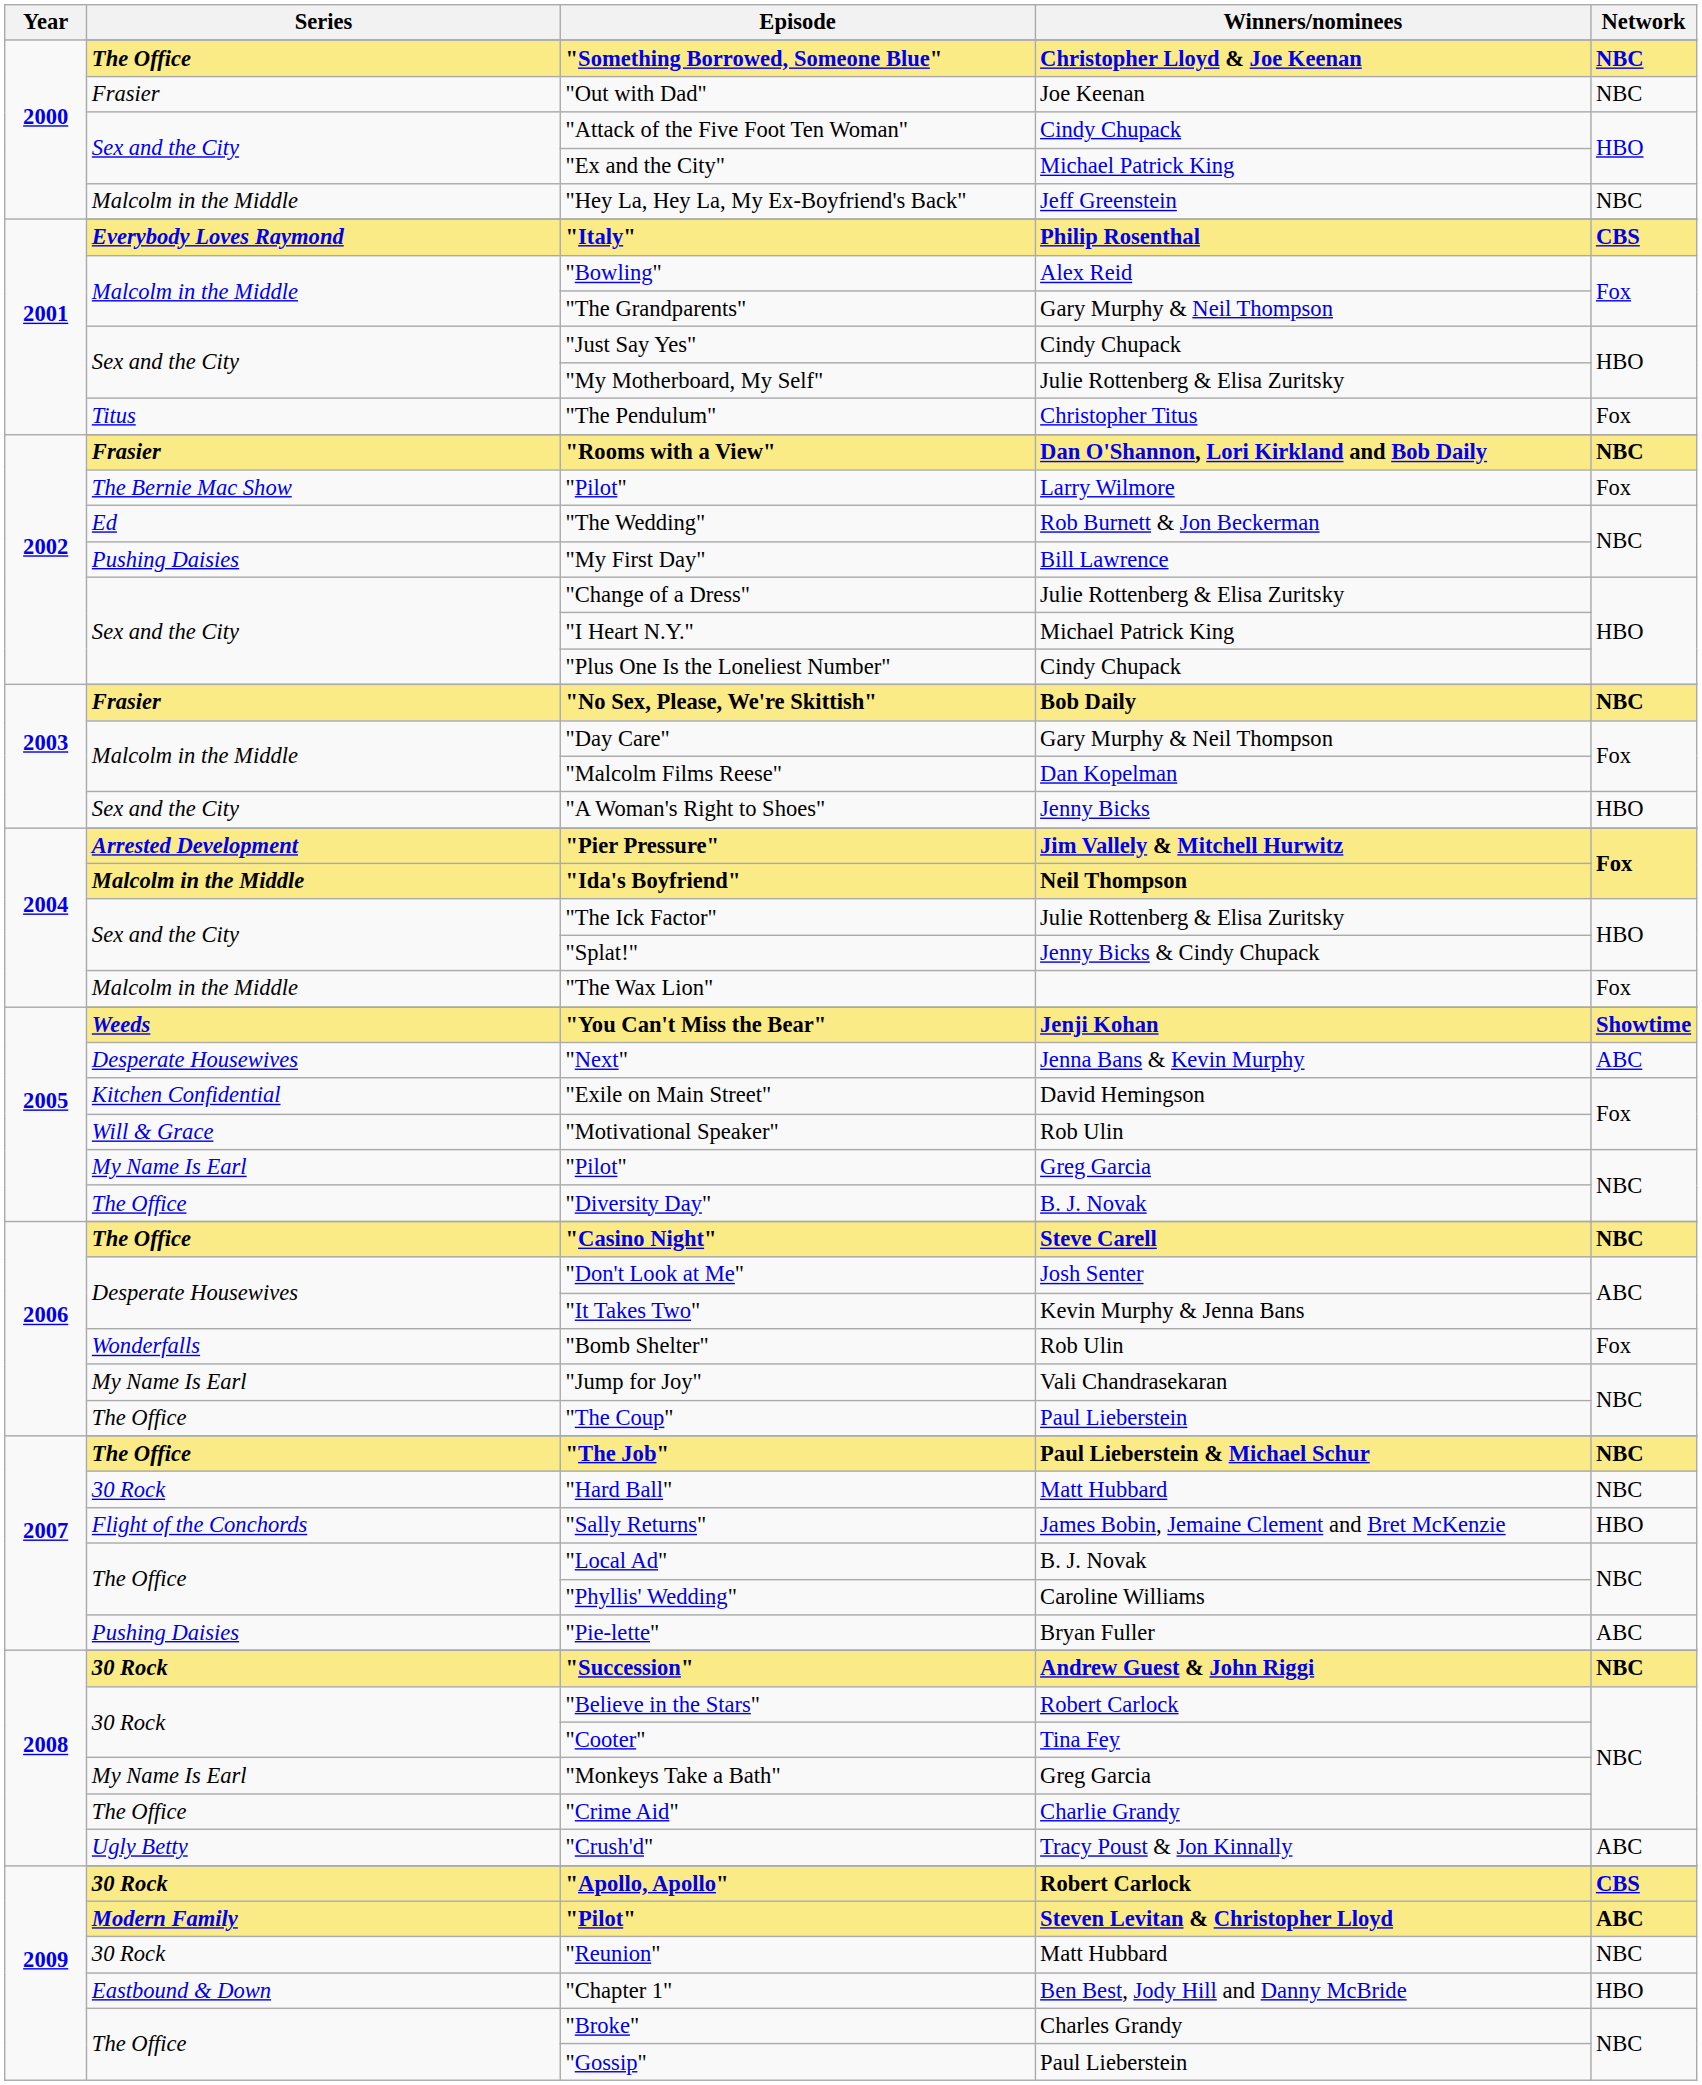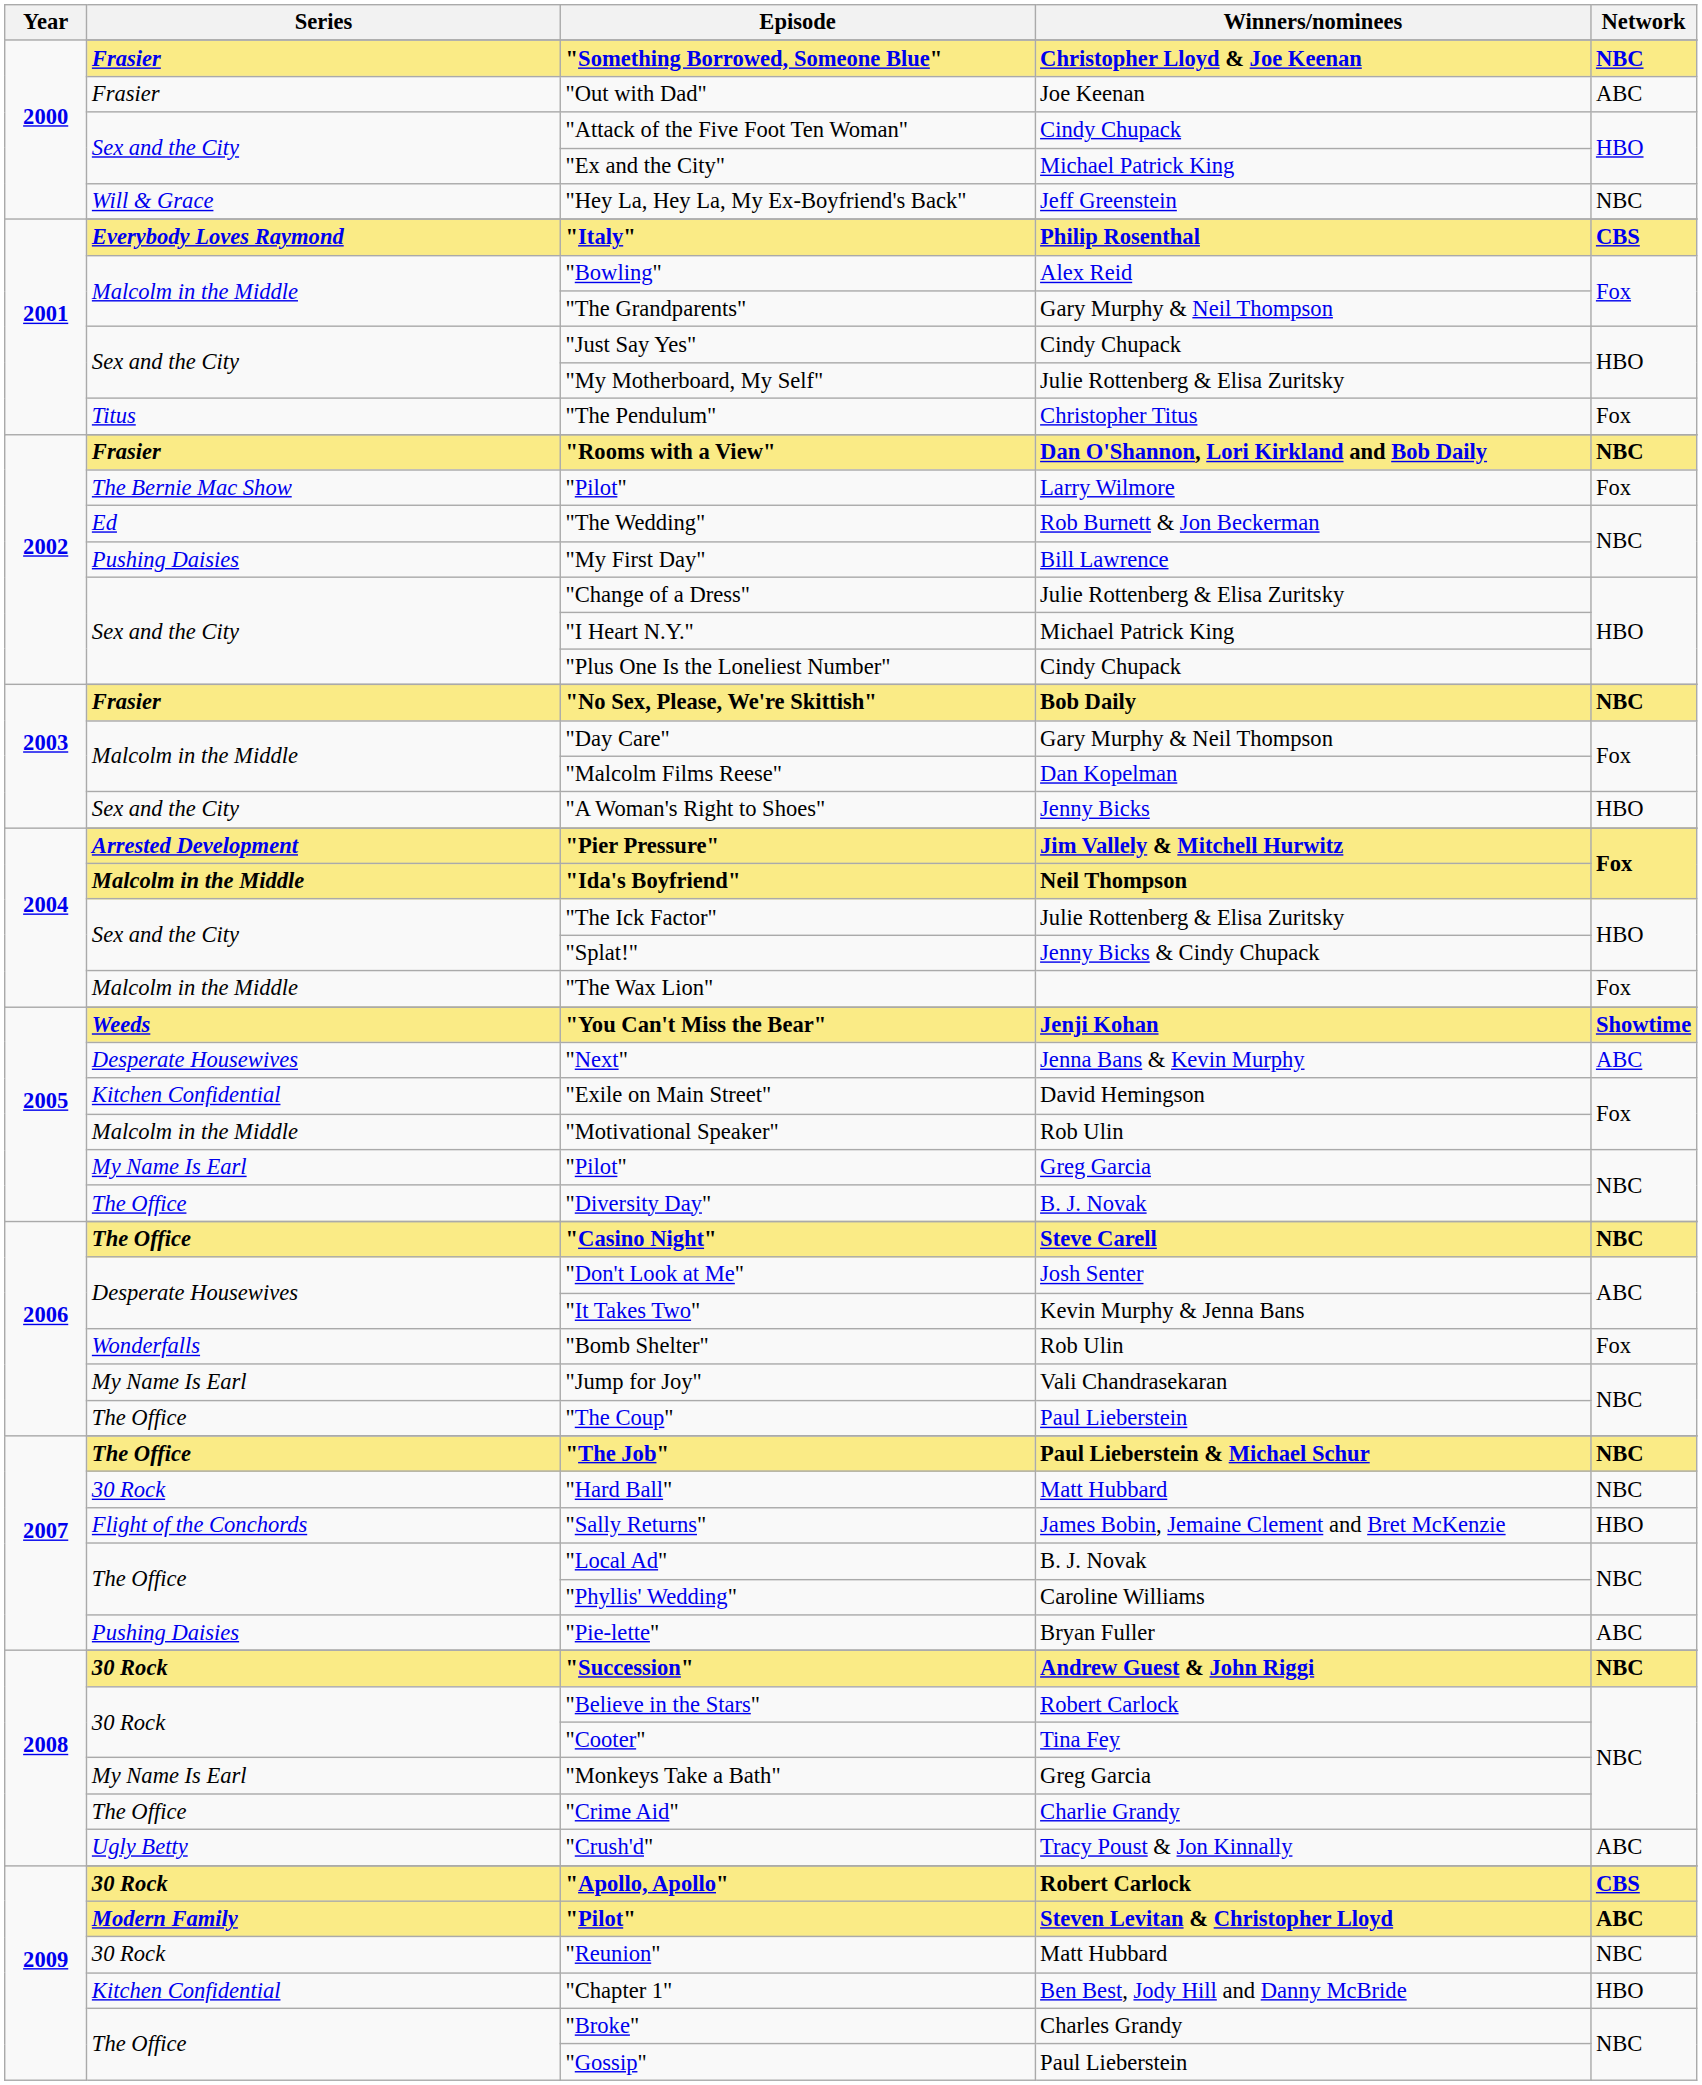(141, 58) The Office -> (126, 58) Frasier
(1619, 93) NBC -> (1619, 93) ABC
(195, 201) Malcolm in the Middle -> (153, 201) Will & Grace
(153, 1131) Will & Grace -> (195, 1131) Malcolm in the Middle
(181, 1990) Eastbound & Down -> (186, 1990) Kitchen Confidential
